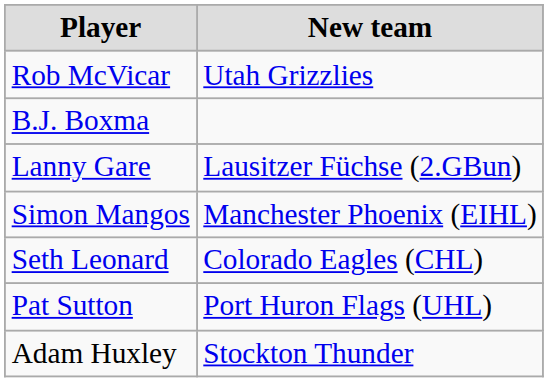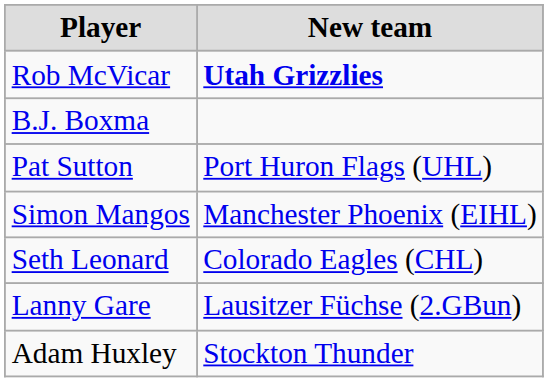(288, 74) normal -> (293, 74) bold
rows swapped: (81, 167) <-> (72, 306)
